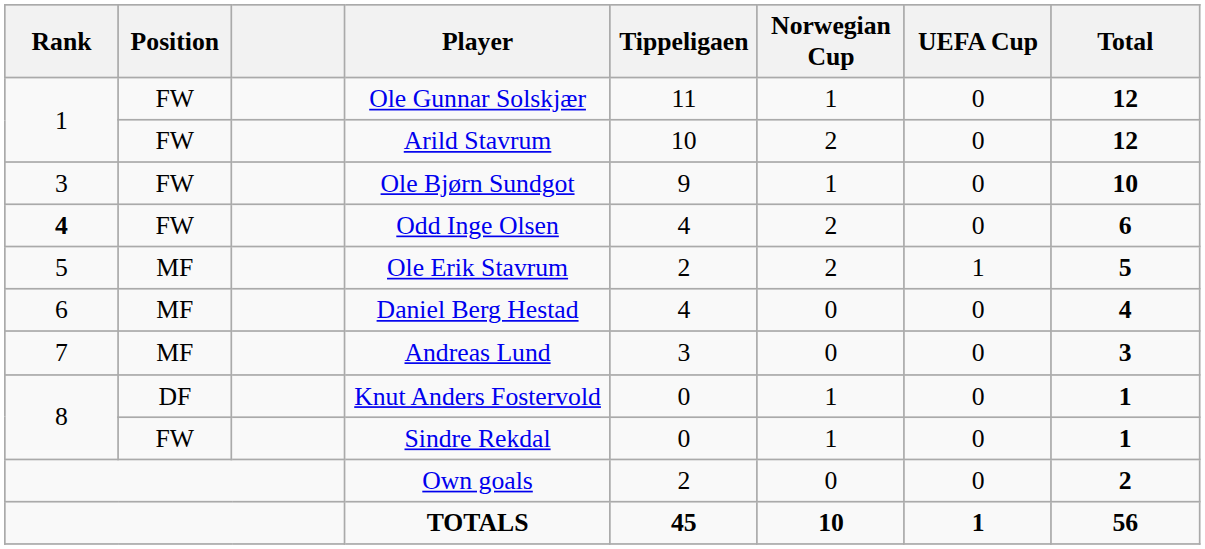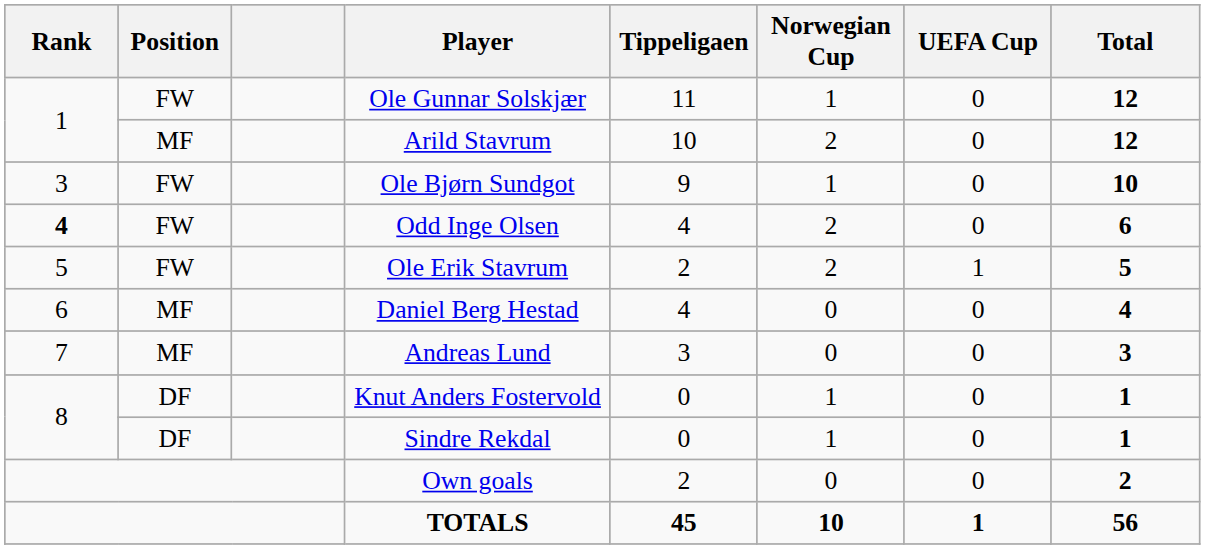(175, 140) FW -> (175, 140) MF
(175, 268) MF -> (175, 268) FW
(175, 437) FW -> (175, 437) DF
